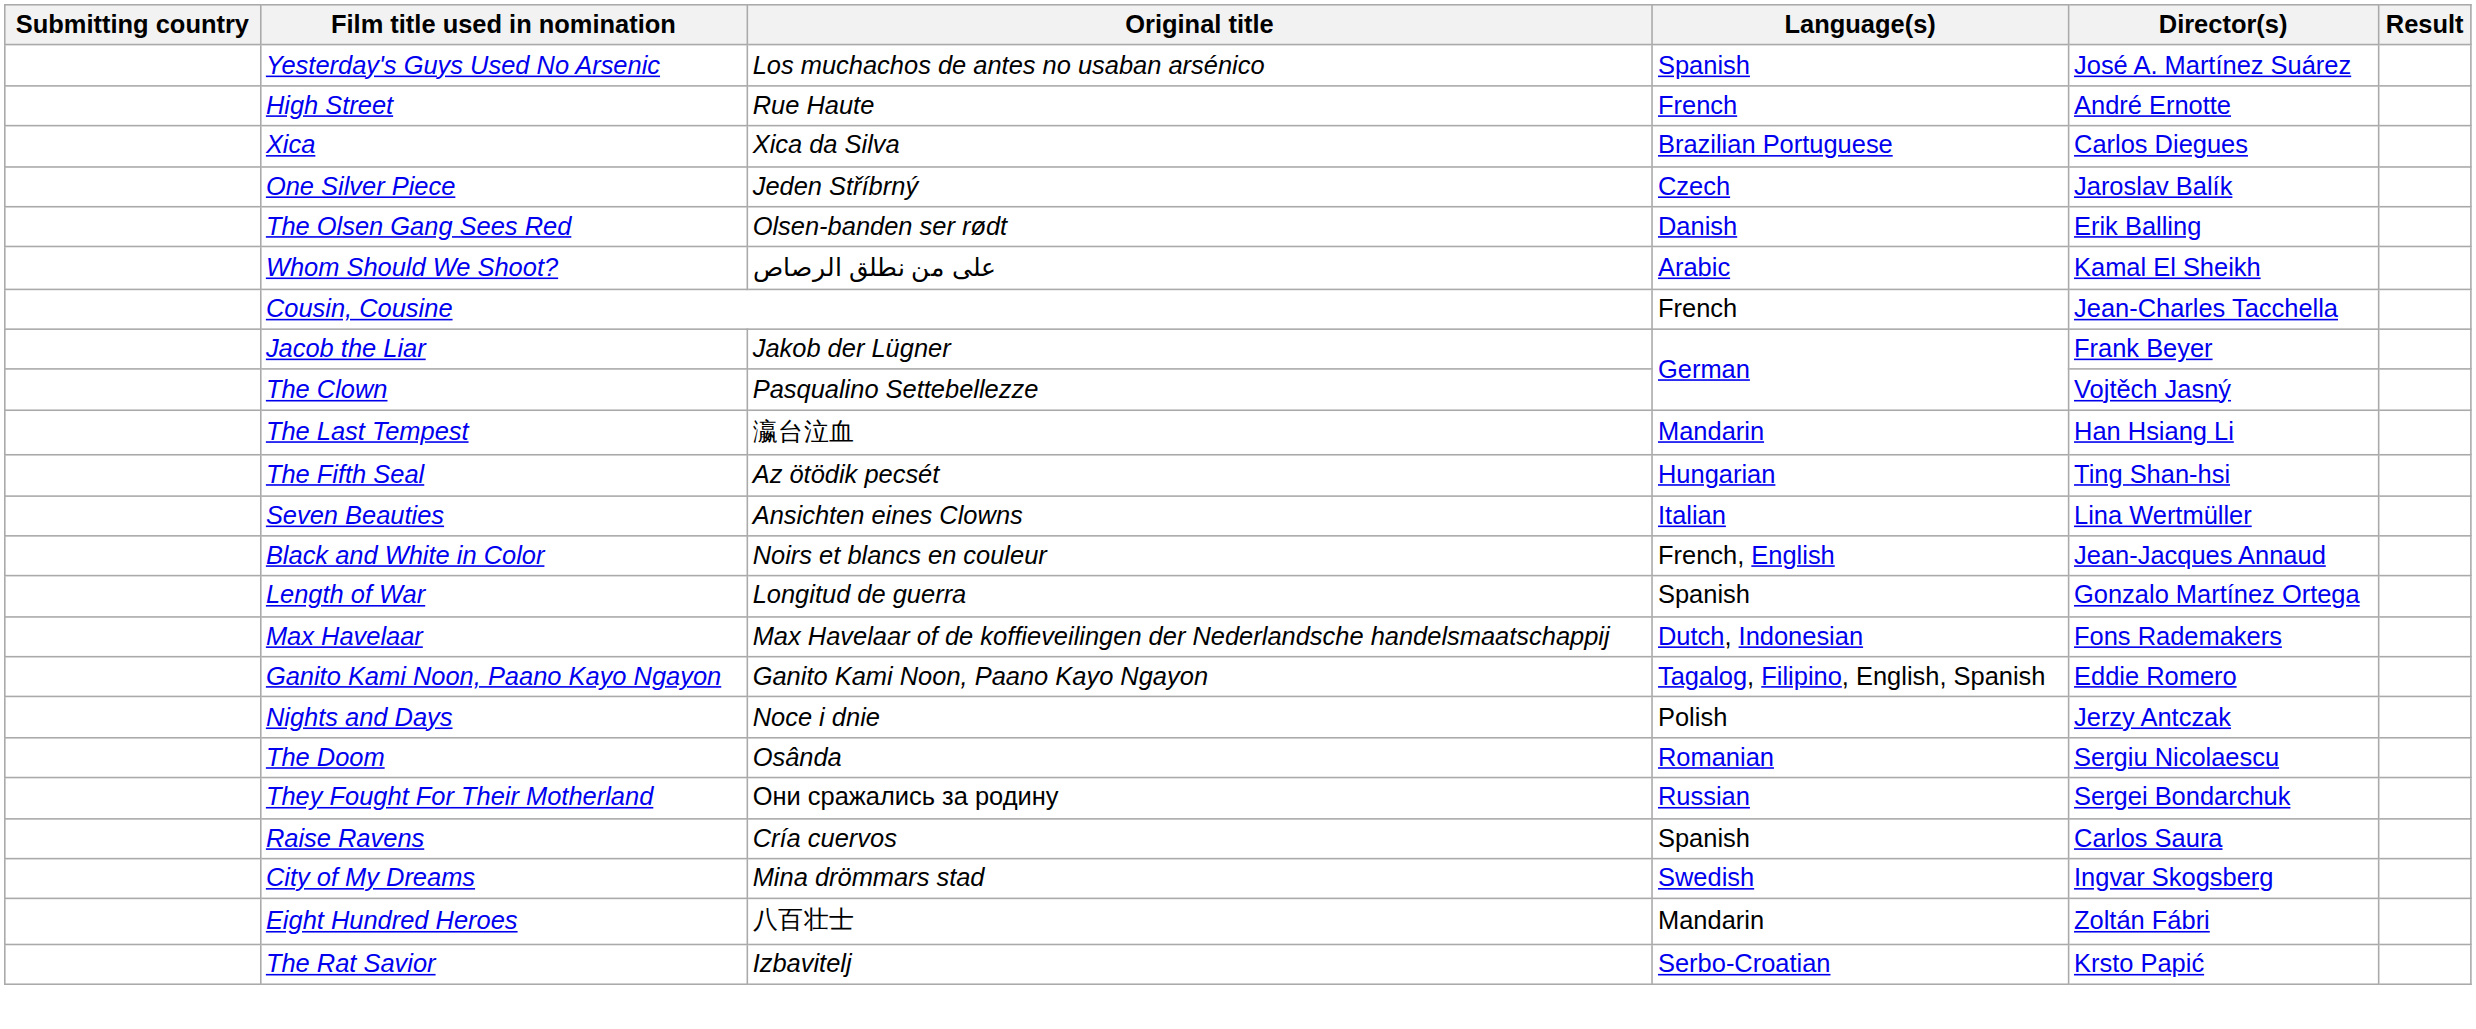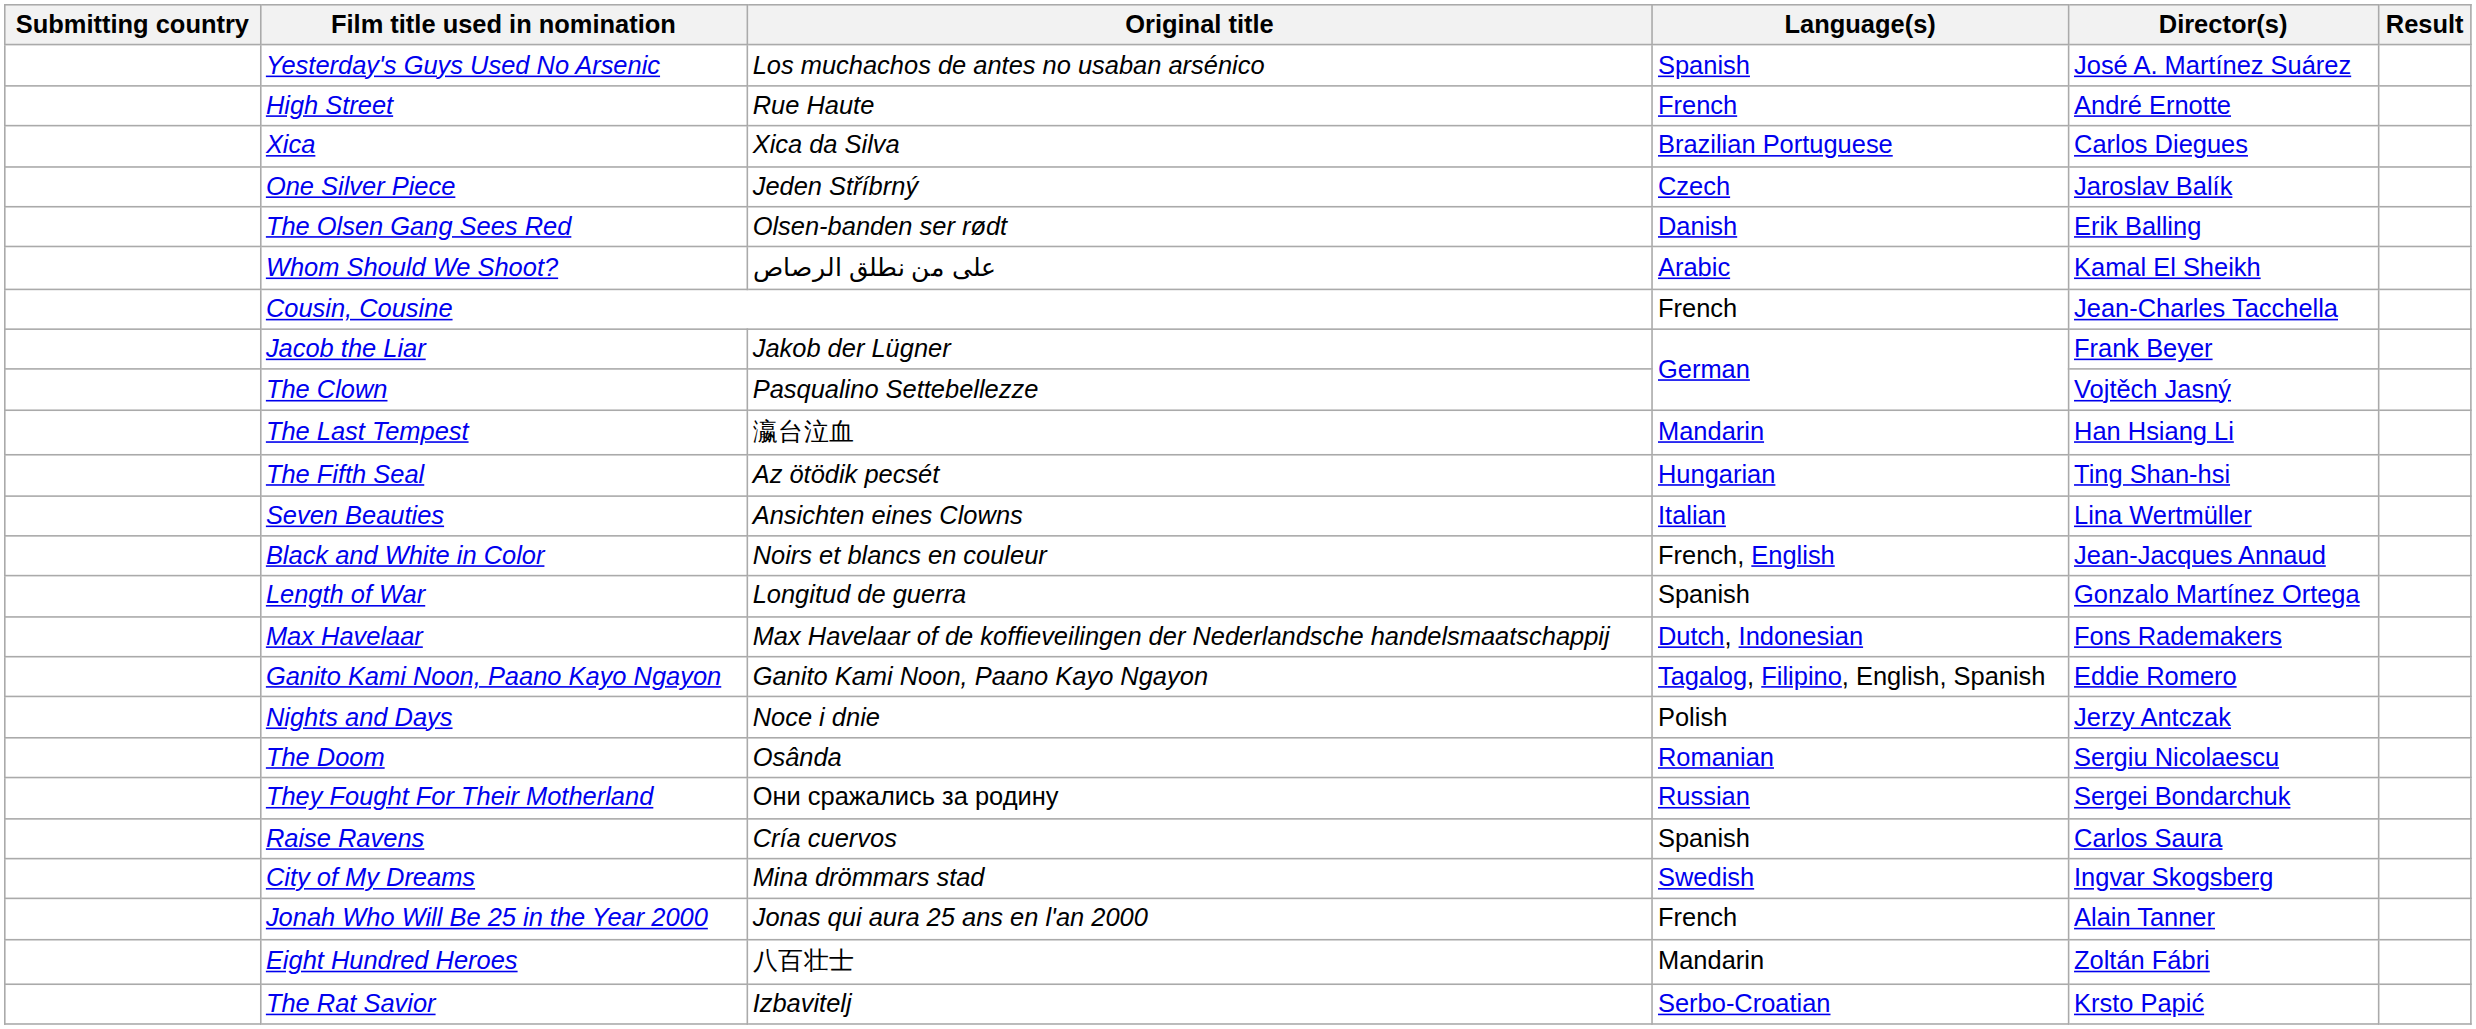+ row: (487, 918)
